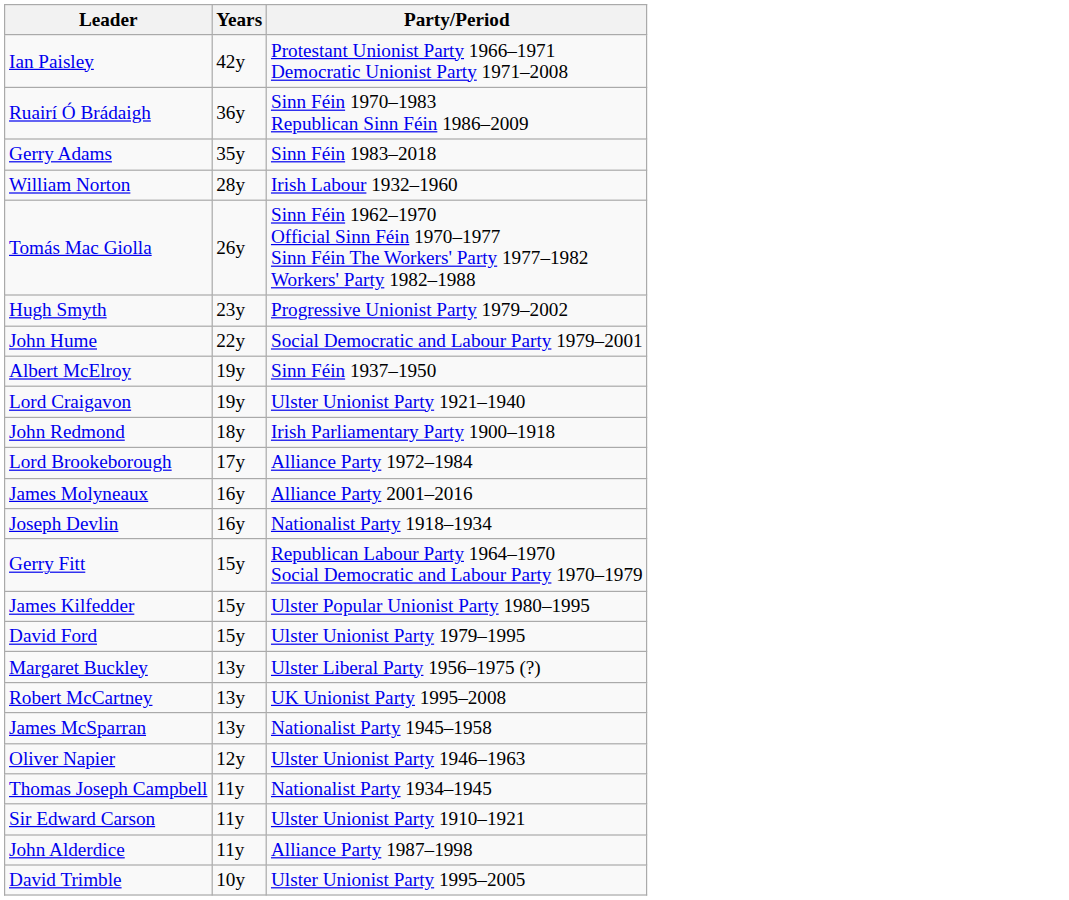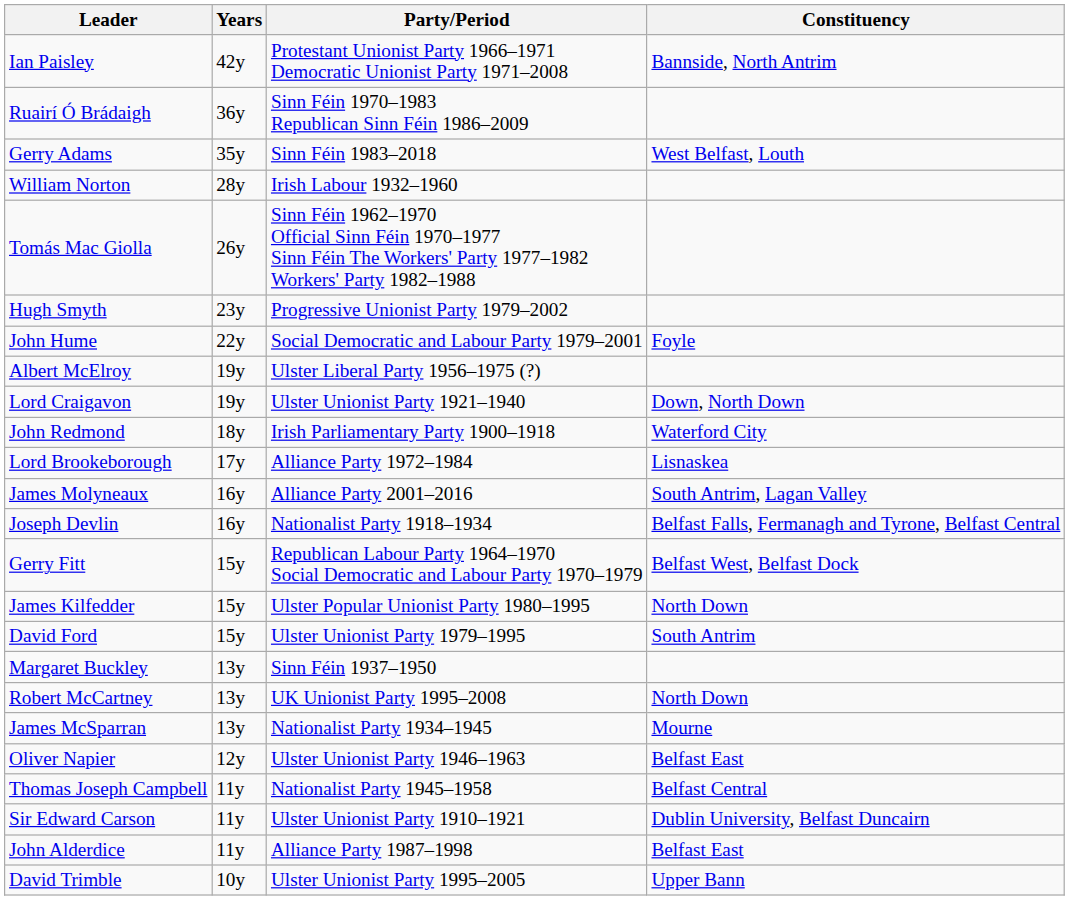+ column: (856, 19)
(354, 371) Sinn Féin 1937–1950 -> (406, 371) Ulster Liberal Party 1956–1975 (?)
(406, 666) Ulster Liberal Party 1956–1975 (?) -> (354, 666) Sinn Féin 1937–1950
(381, 727) Nationalist Party 1945–1958 -> (381, 727) Nationalist Party 1934–1945
(381, 788) Nationalist Party 1934–1945 -> (381, 788) Nationalist Party 1945–1958
